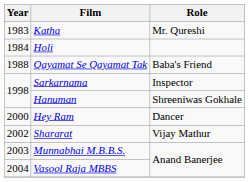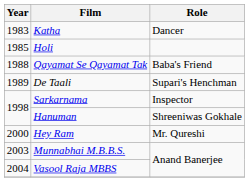(178, 30) Mr. Qureshi -> (168, 30) Dancer
(18, 47) 1984 -> (18, 47) 1985
+ row: (52, 82)
(168, 116) Dancer -> (178, 133) Mr. Qureshi
- row: (53, 133)
